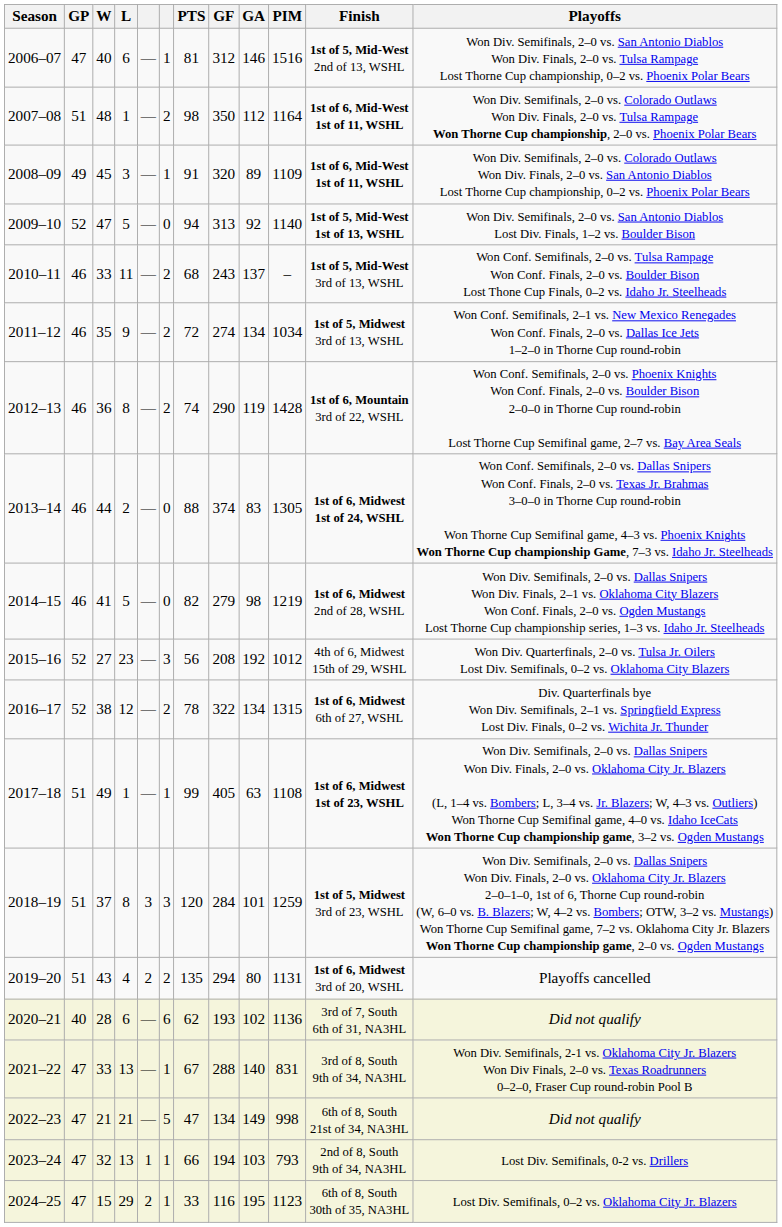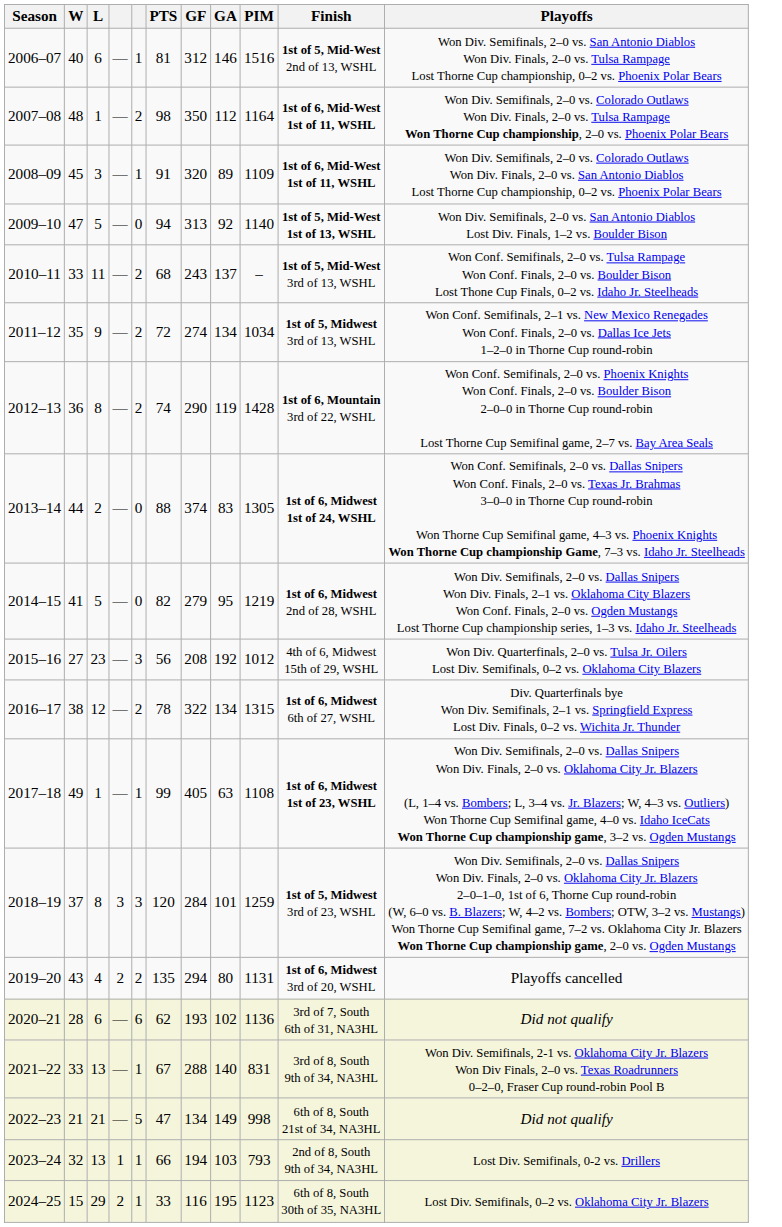- column: (79, 16)
(254, 601) 98 -> (225, 601) 95
